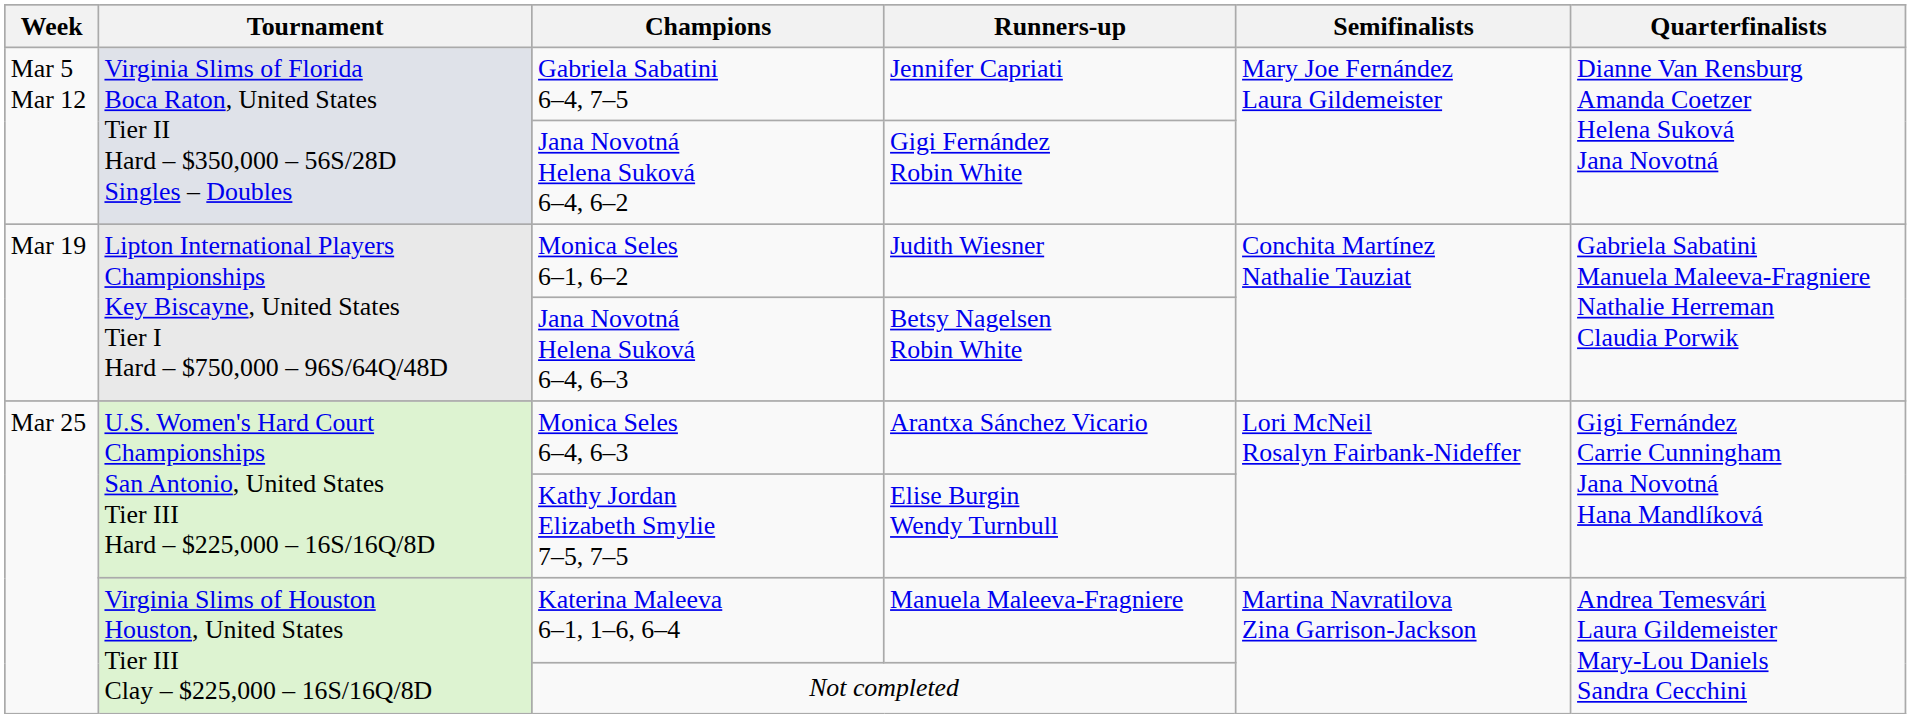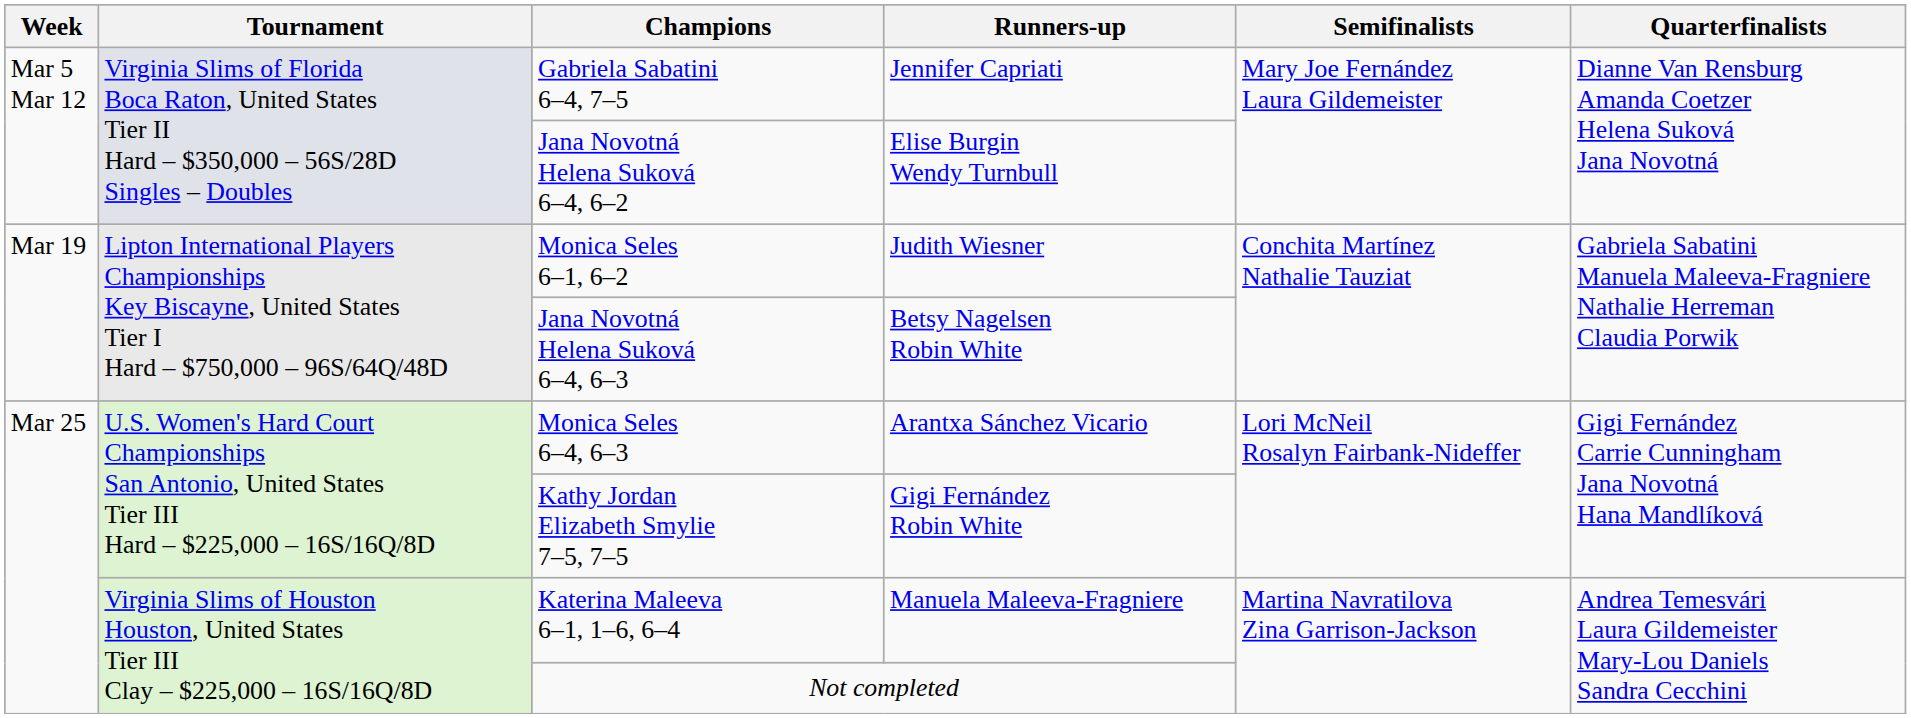(970, 157) Gigi Fernández Robin White -> (974, 157) Elise Burgin Wendy Turnbull
(974, 511) Elise Burgin Wendy Turnbull -> (970, 511) Gigi Fernández Robin White
